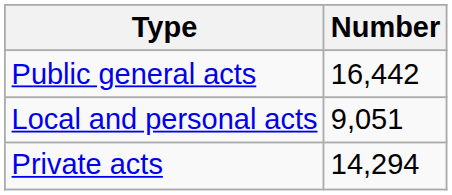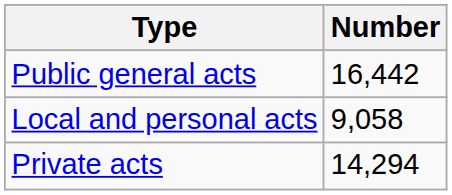(367, 119) 9,051 -> (367, 119) 9,058
